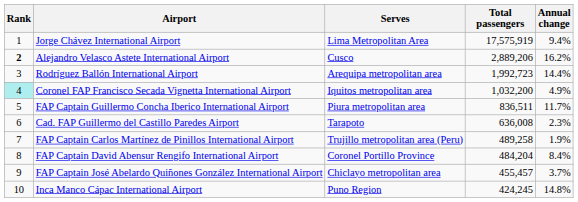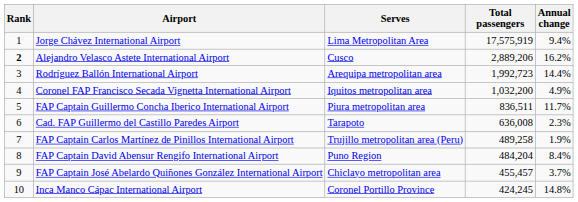(19, 90) paleturquoise background -> (19, 90) no background
(381, 156) Coronel Portillo Province -> (354, 156) Puno Region
(354, 189) Puno Region -> (381, 189) Coronel Portillo Province
